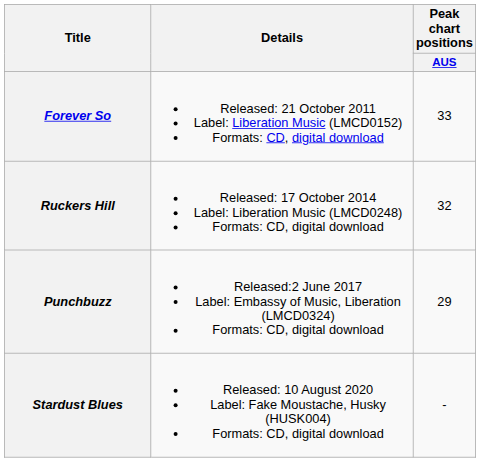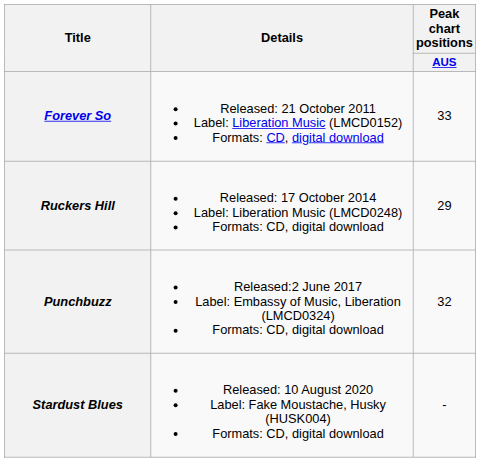(444, 205) 32 -> (444, 205) 29
(444, 301) 29 -> (444, 301) 32
